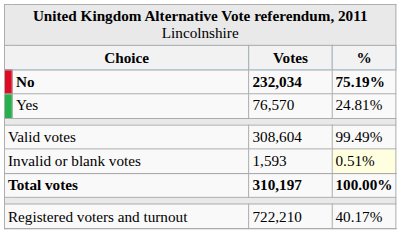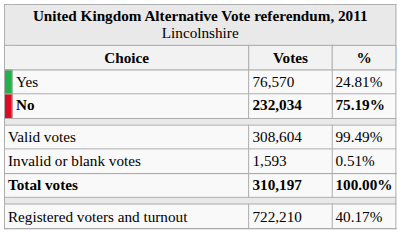rows swapped: (25, 81) <-> (27, 105)
(355, 161) lightyellow background -> (355, 161) no background
